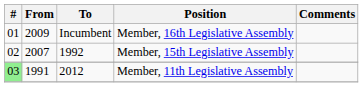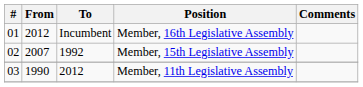(37, 33) 2009 -> (37, 33) 2012
(13, 71) lightgreen background -> (13, 71) no background
(37, 71) 1991 -> (37, 71) 1990
